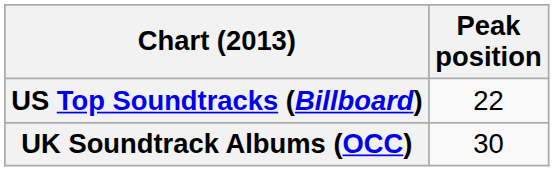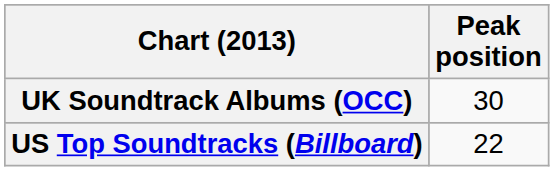rows swapped: (217, 143) <-> (217, 100)
